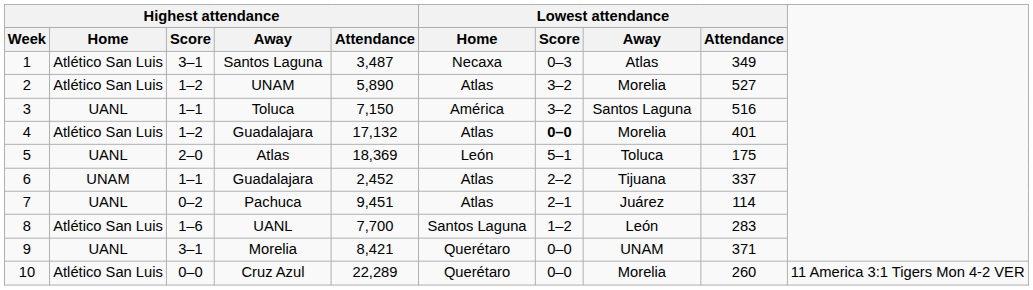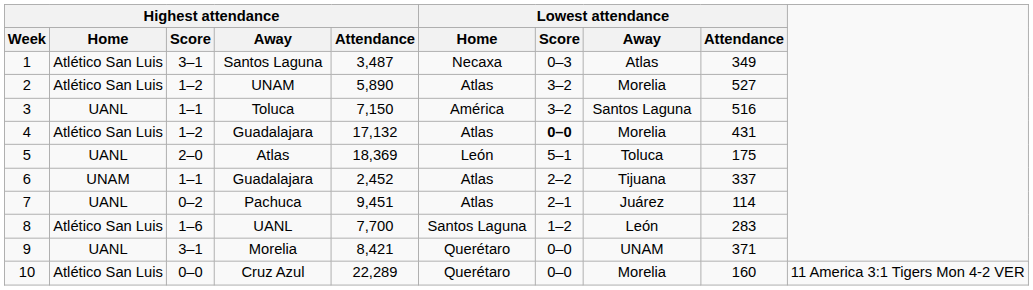(744, 132) 401 -> (744, 132) 431
(744, 272) 260 -> (744, 272) 160
